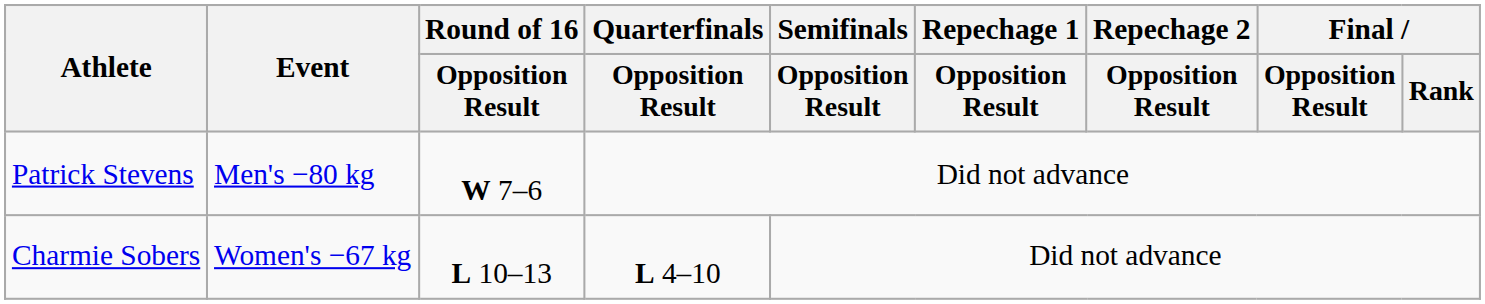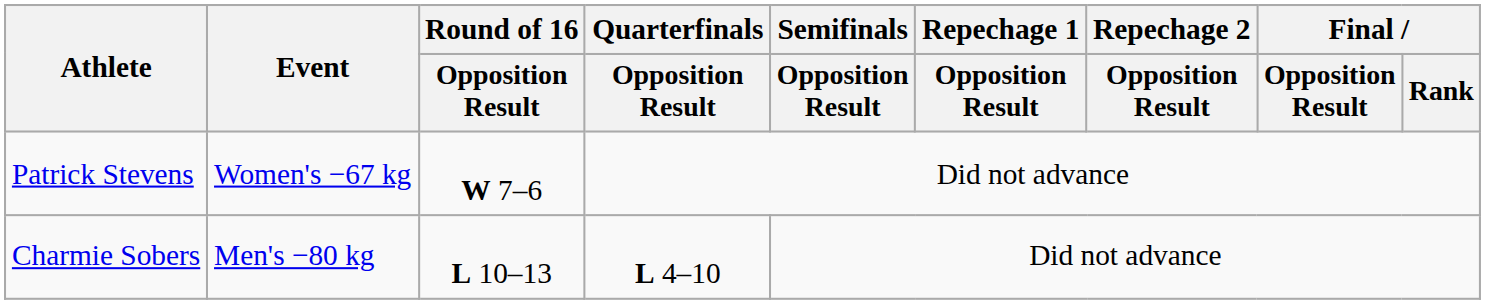(294, 173) Men's −80 kg -> (313, 173) Women's −67 kg
(313, 256) Women's −67 kg -> (294, 256) Men's −80 kg
